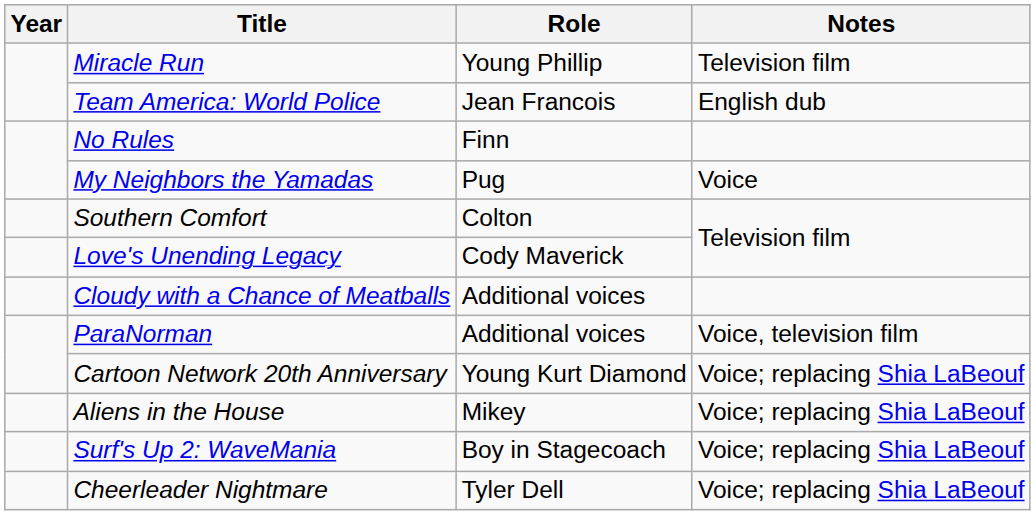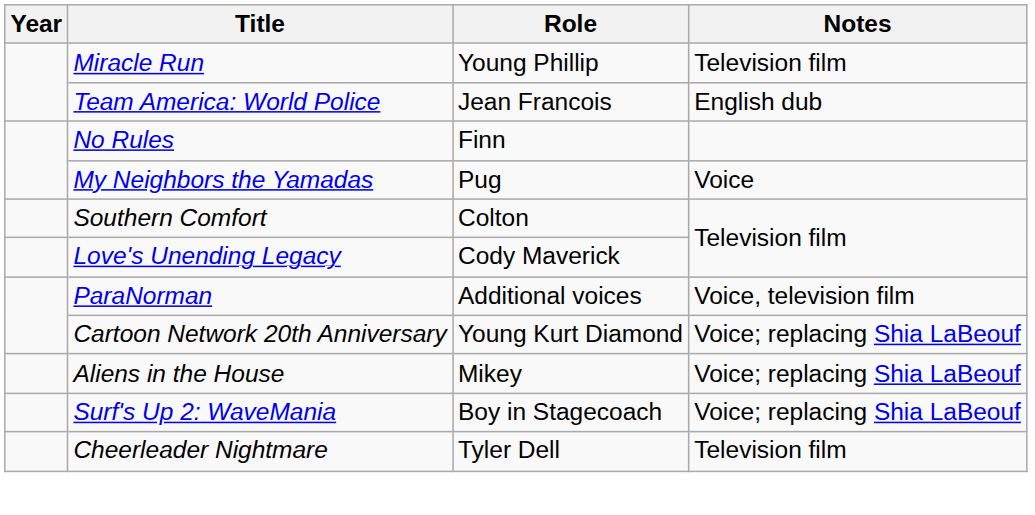- row: (262, 295)
(861, 489) Voice; replacing Shia LaBeouf -> (770, 450) Television film
